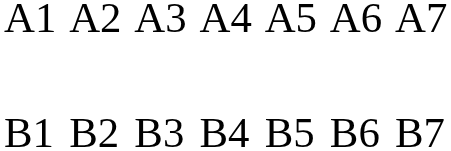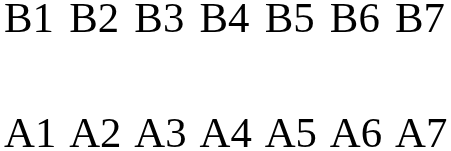rows swapped: (30, 17) <-> (29, 132)
